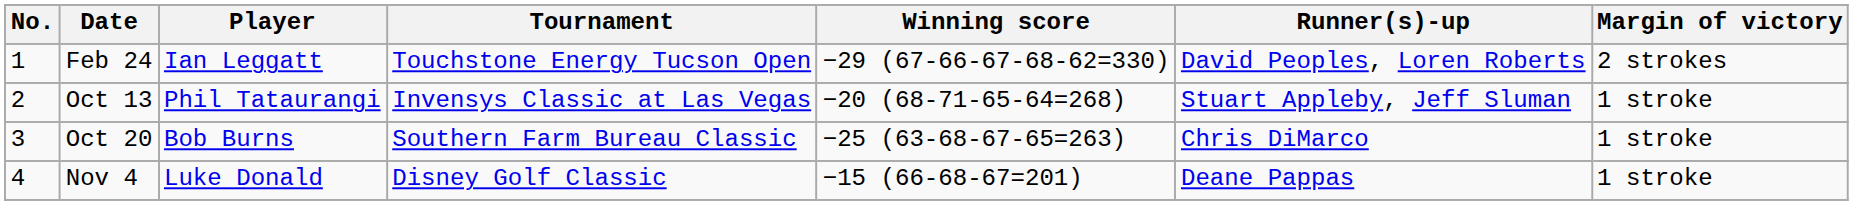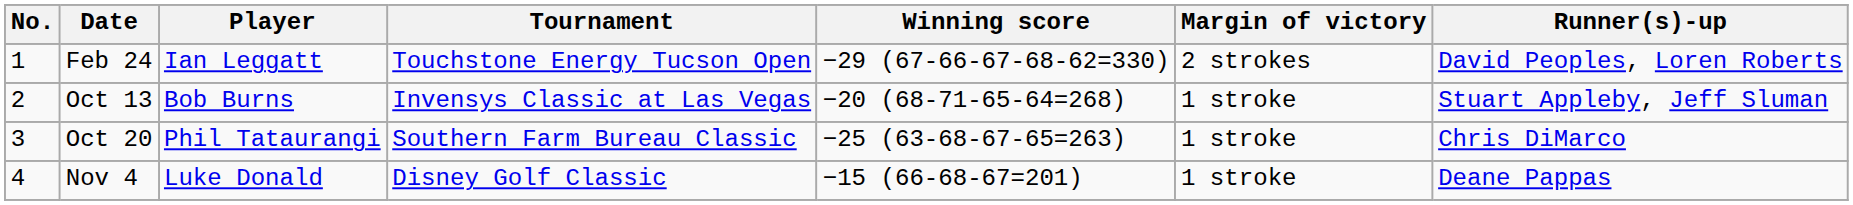columns swapped: (1720, 25) <-> (1383, 25)
(272, 103) Phil Tataurangi -> (229, 103) Bob Burns
(229, 141) Bob Burns -> (272, 141) Phil Tataurangi
